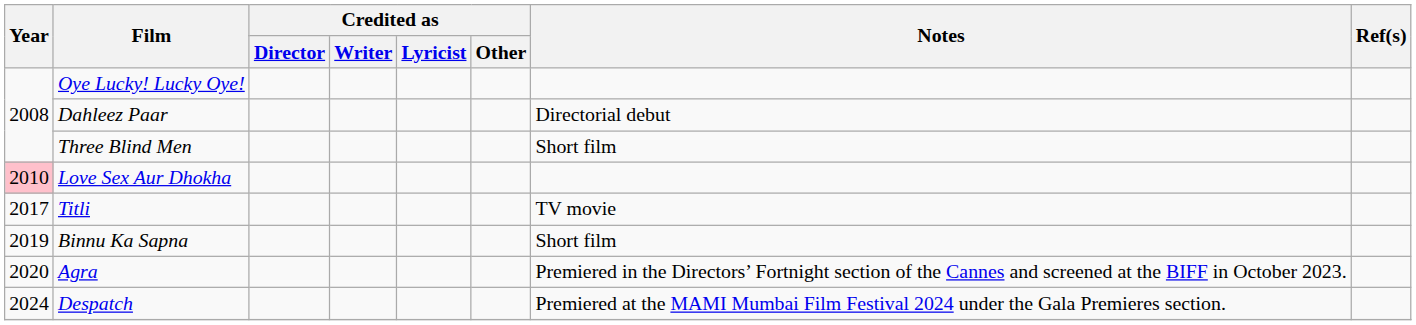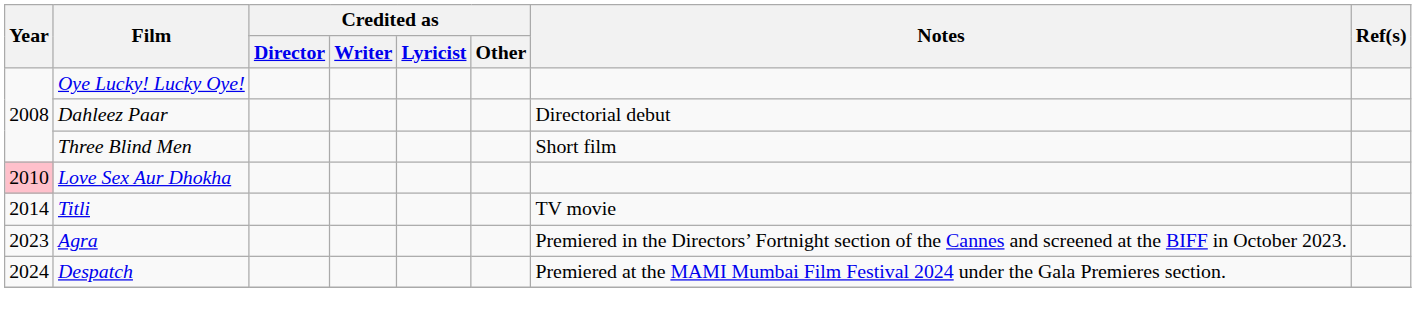(29, 209) 2017 -> (29, 209) 2014
- row: (123, 240)
(29, 271) 2020 -> (29, 240) 2023
